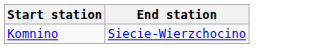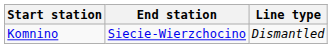+ column: (288, 14)
